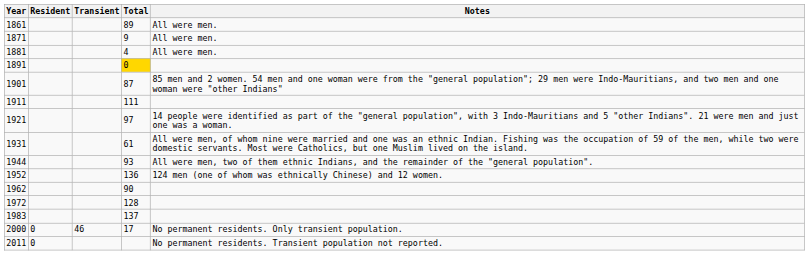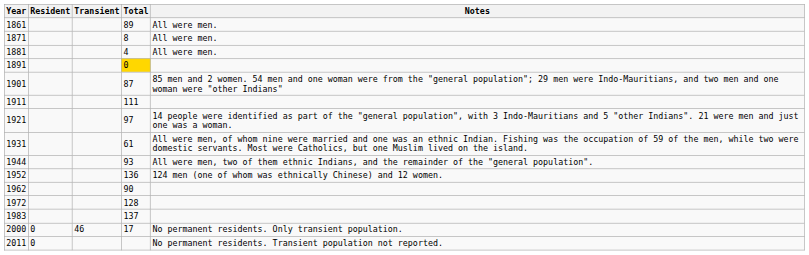(126, 38) 9 -> (126, 38) 8
